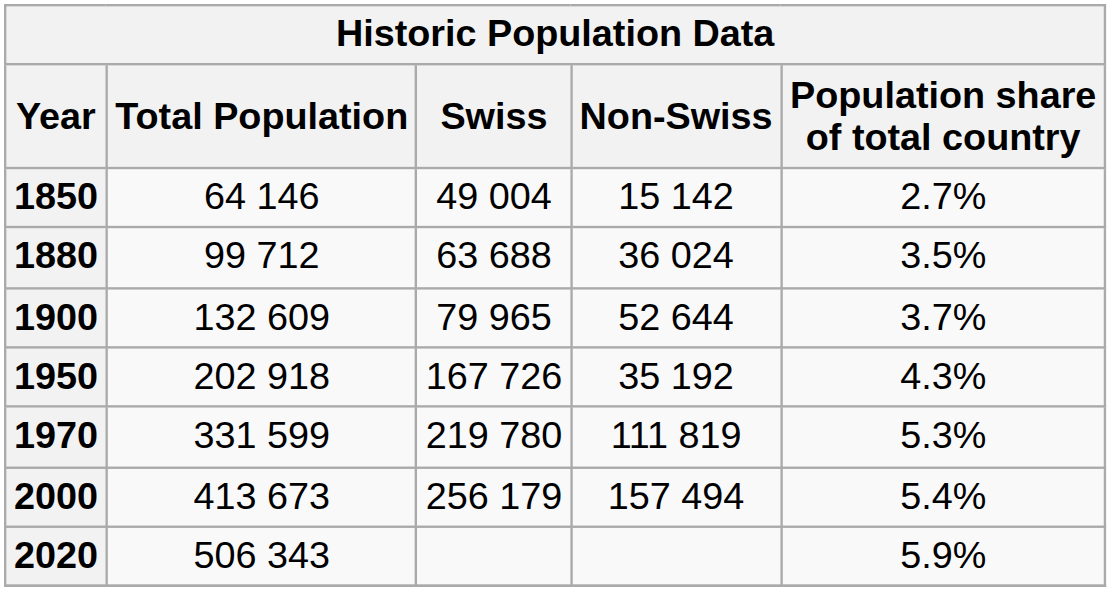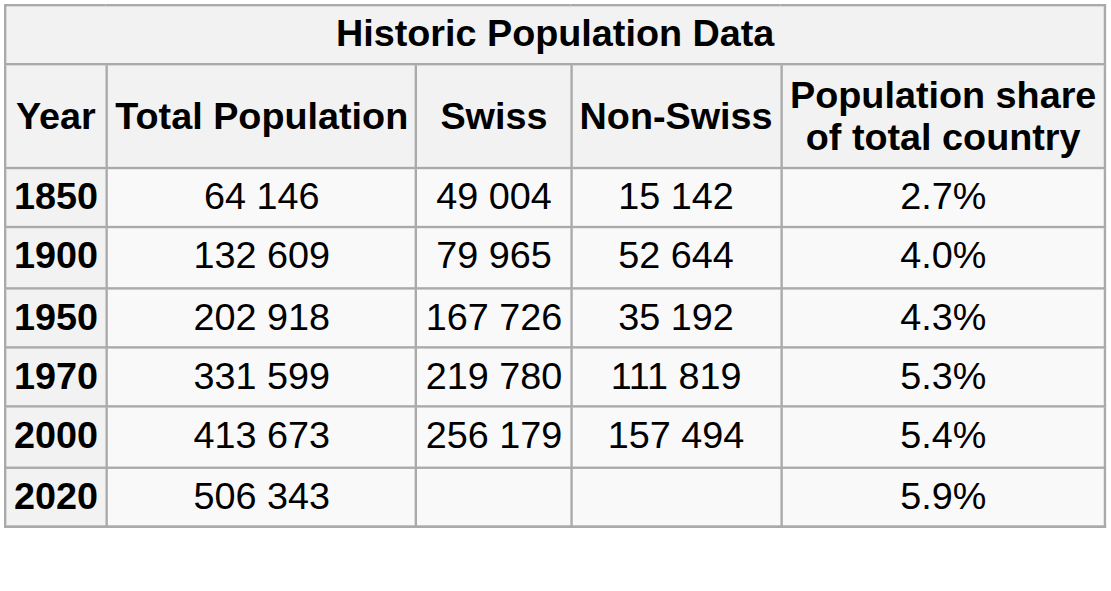- row: (56, 256)
(943, 316) 3.7% -> (943, 256) 4.0%
